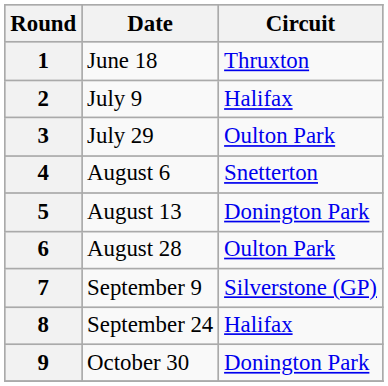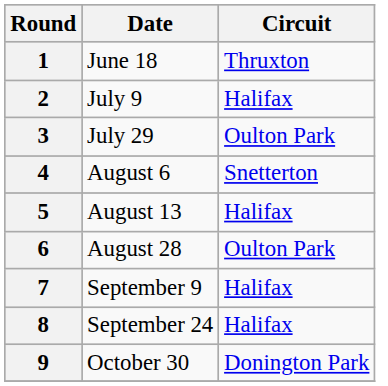(297, 211) Donington Park -> (258, 211) Halifax
(301, 286) Silverstone (GP) -> (258, 286) Halifax
